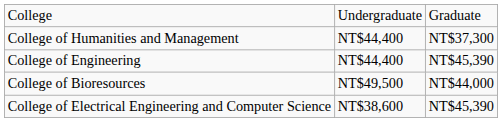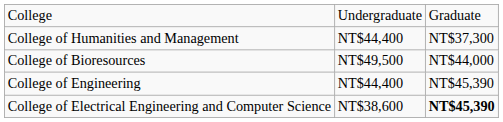rows swapped: (74, 60) <-> (77, 83)
(461, 106) normal -> (462, 106) bold
